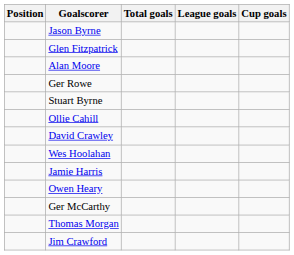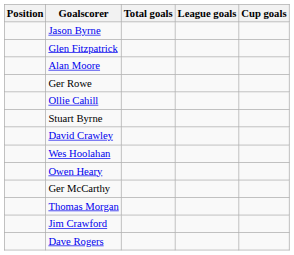rows swapped: (75, 101) <-> (73, 118)
- row: (75, 171)
+ row: (76, 241)
